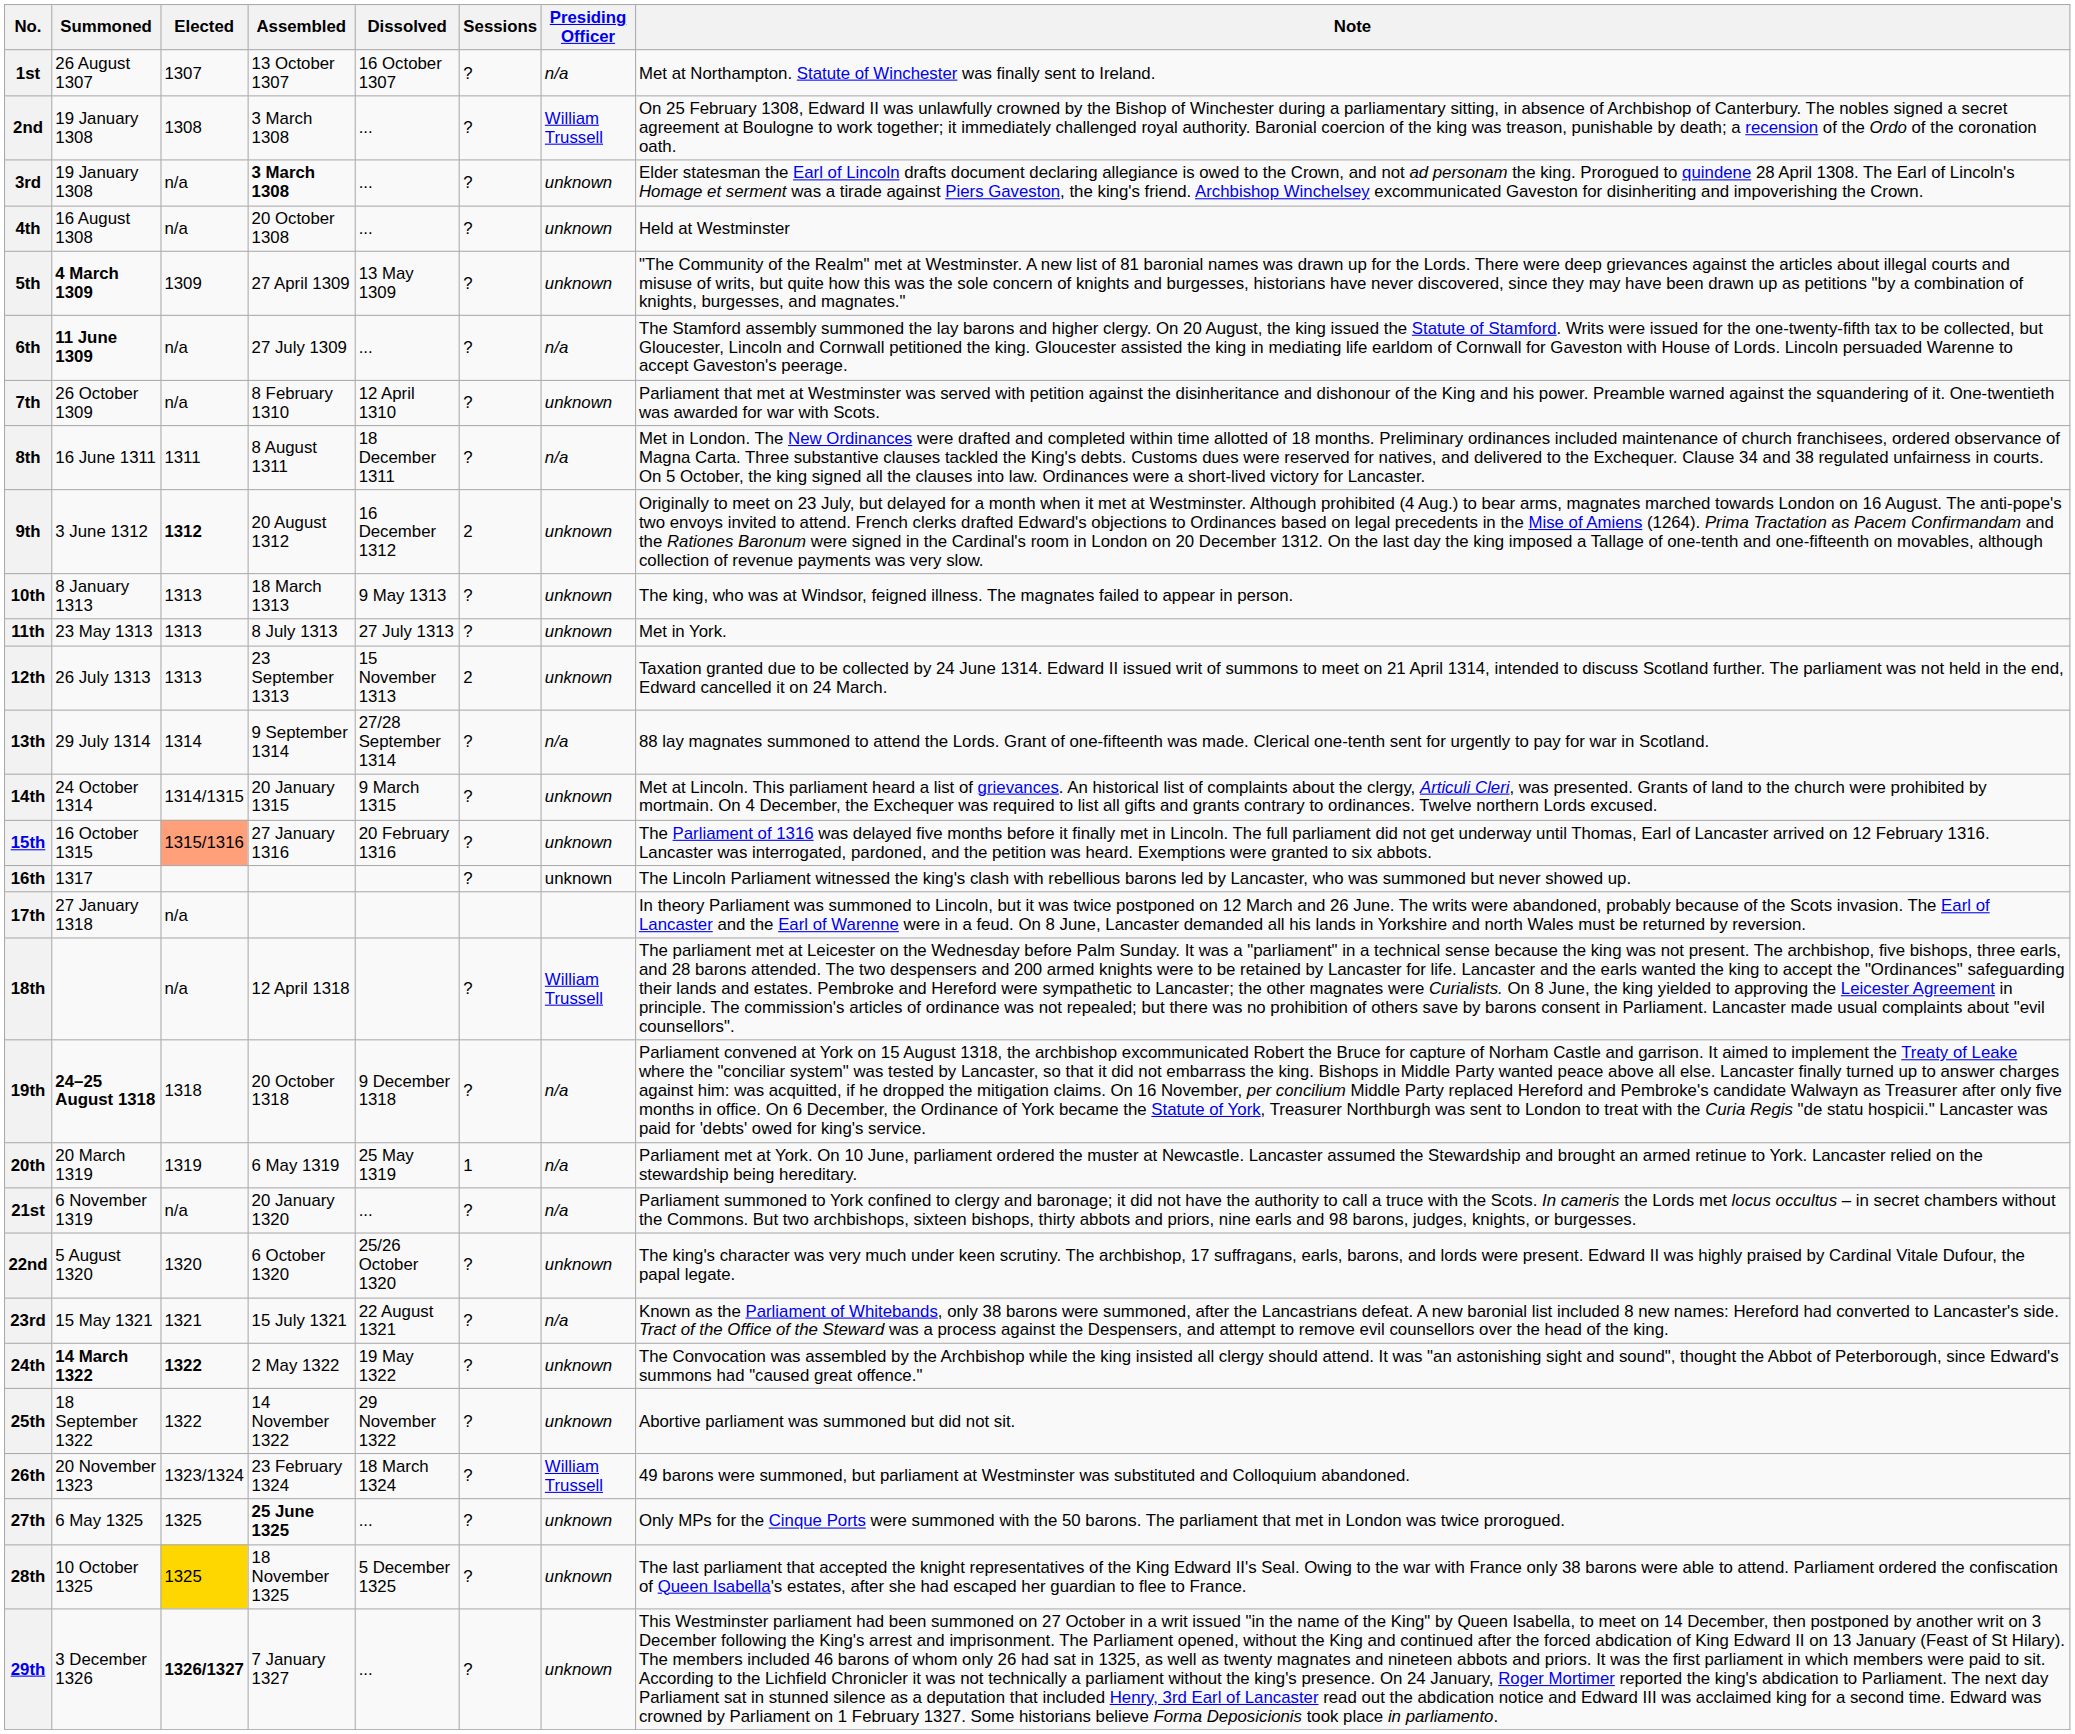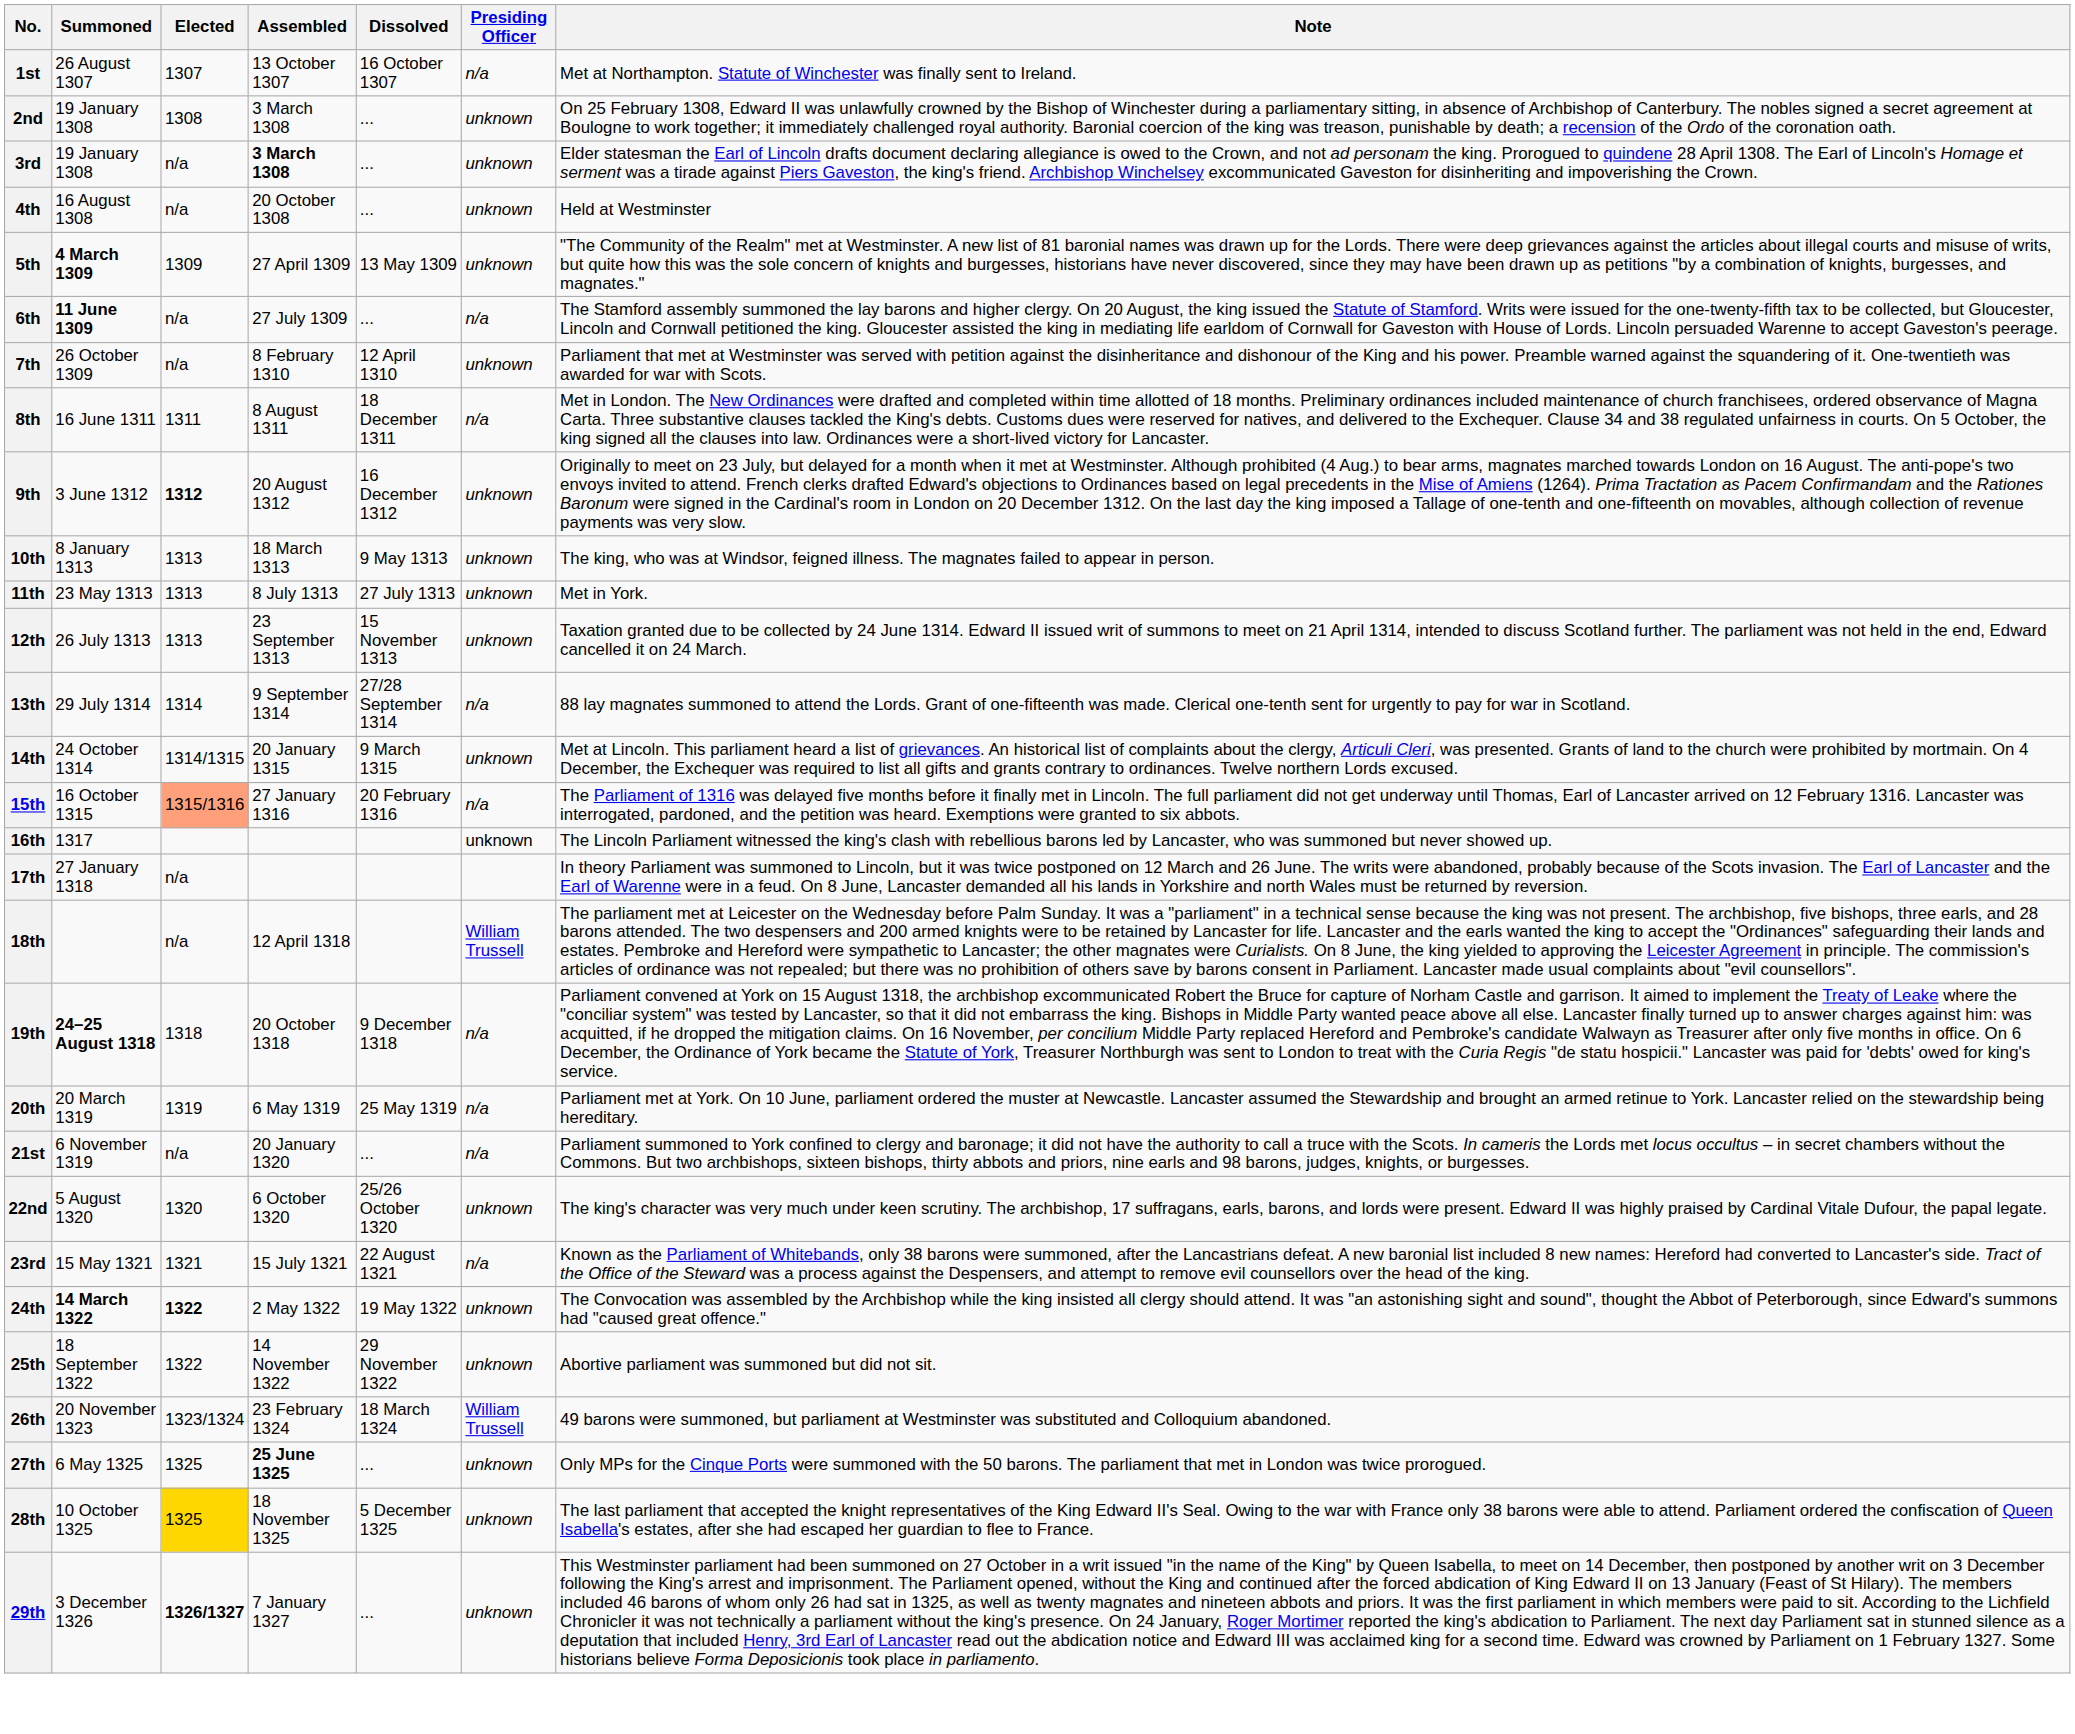- column: (500, 27)
(574, 127) William Trussell -> (499, 118) unknown
(578, 842) unknown -> (477, 804) n/a
